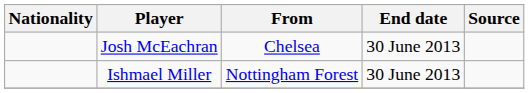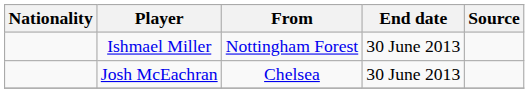rows swapped: (159, 46) <-> (159, 74)
